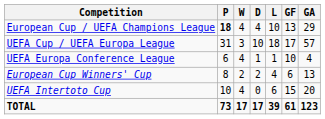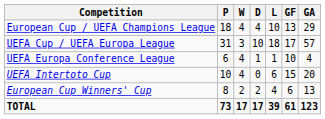(226, 28) bold -> (226, 28) normal
rows swapped: (79, 75) <-> (59, 91)
